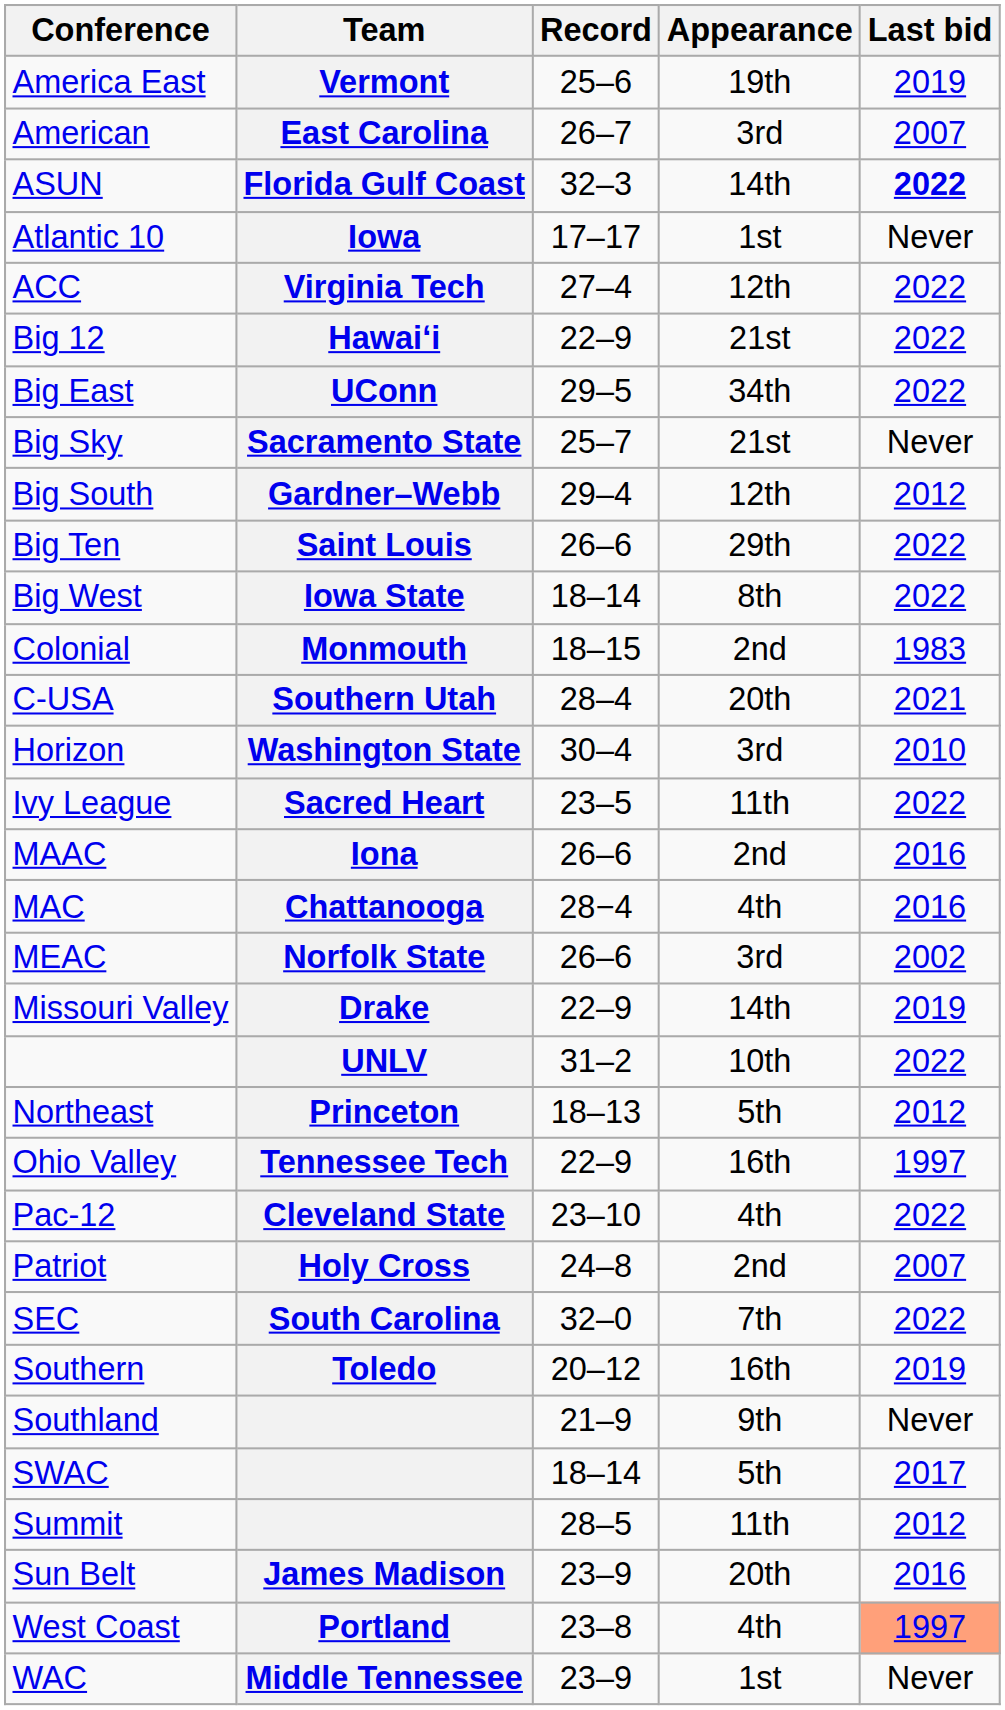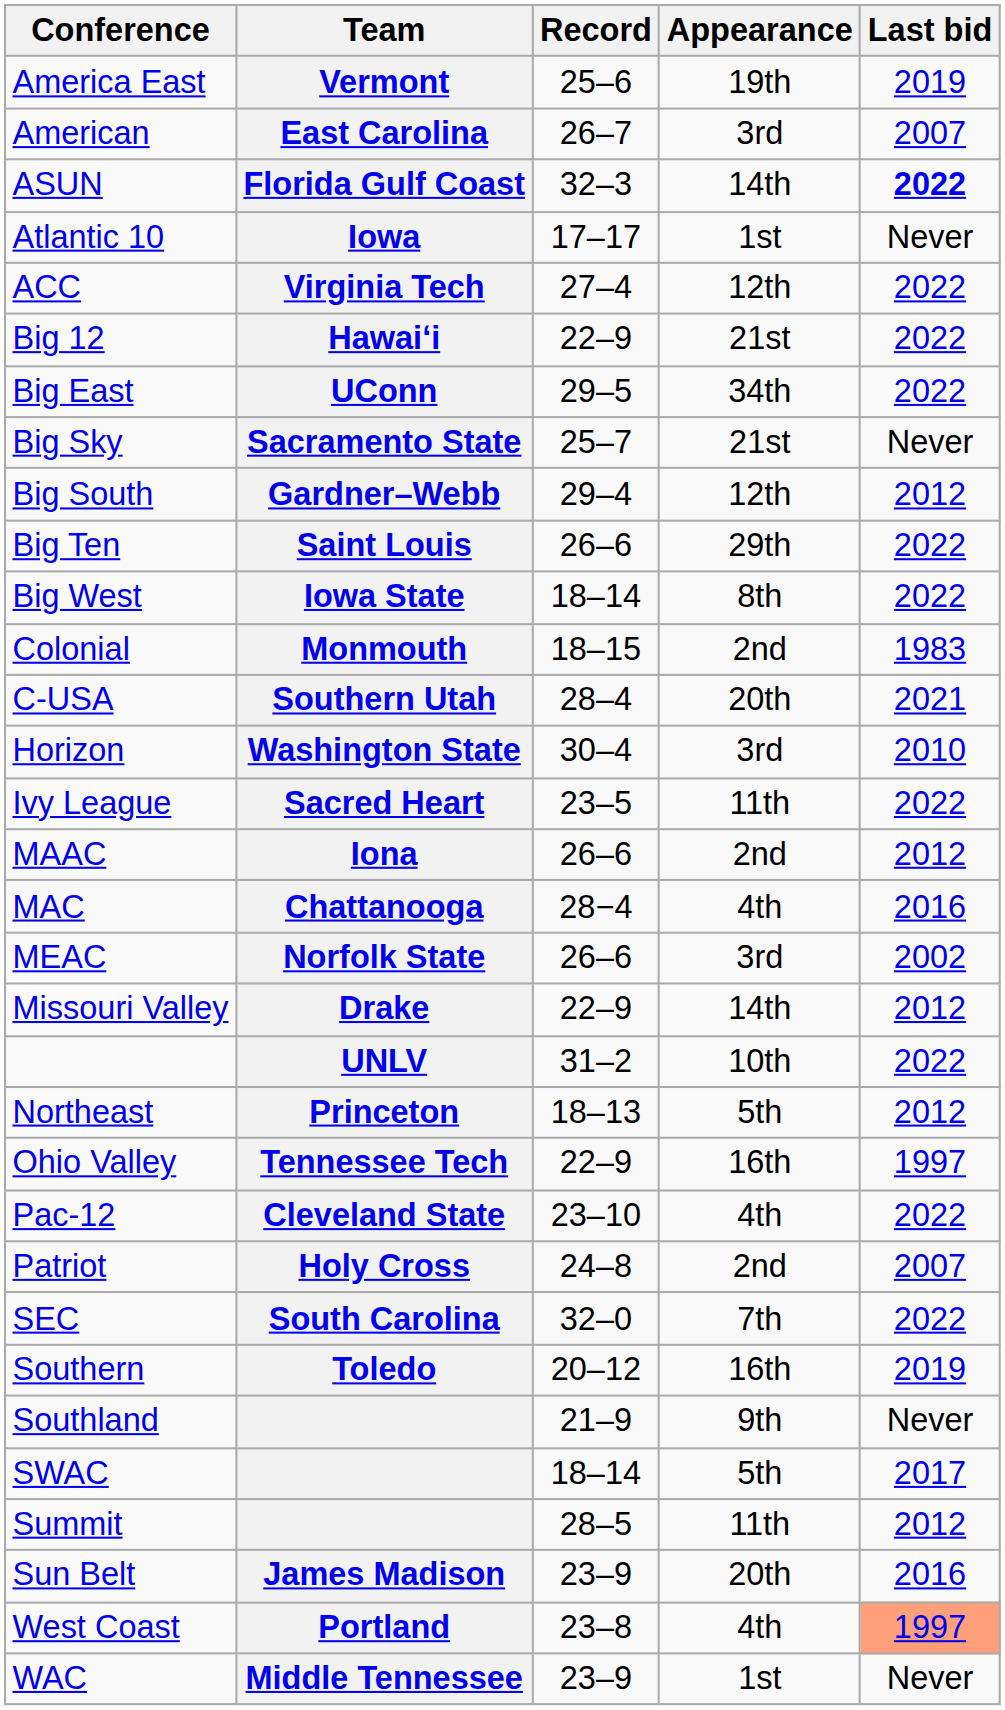(930, 854) 2016 -> (930, 854) 2012
(930, 1008) 2019 -> (930, 1008) 2012
